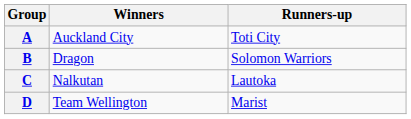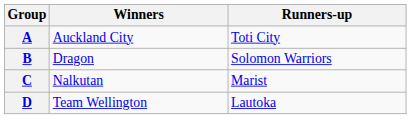(254, 80) Lautoka -> (249, 80) Marist
(249, 102) Marist -> (254, 102) Lautoka
